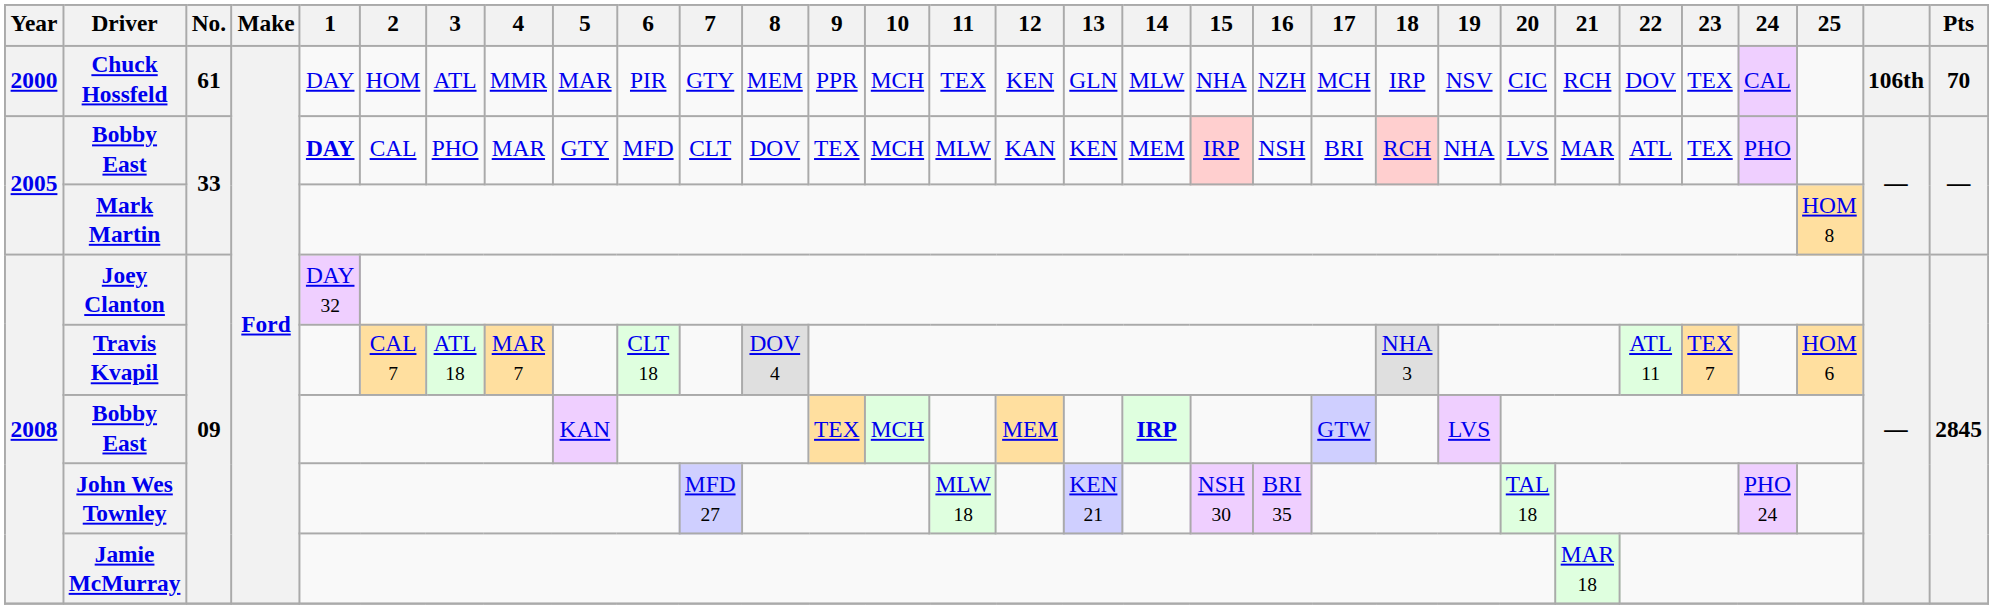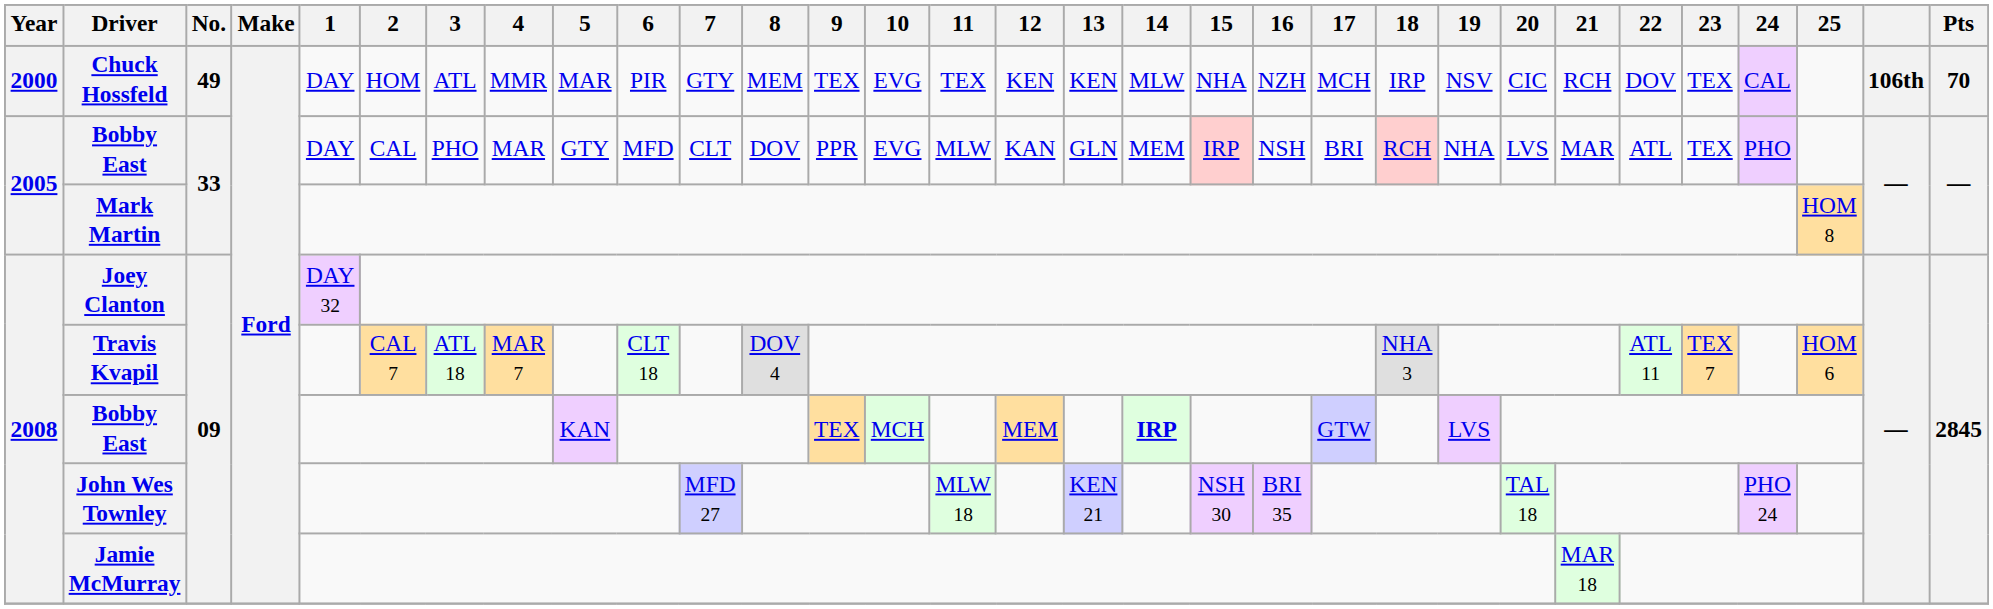(209, 79) 61 -> (209, 79) 49
(837, 79) PPR -> (837, 79) TEX
(897, 79) MCH -> (897, 79) EVG
(1093, 79) GLN -> (1093, 79) KEN
(330, 149) bold -> (330, 149) normal
(837, 149) TEX -> (837, 149) PPR
(897, 149) MCH -> (897, 149) EVG
(1093, 149) KEN -> (1093, 149) GLN
